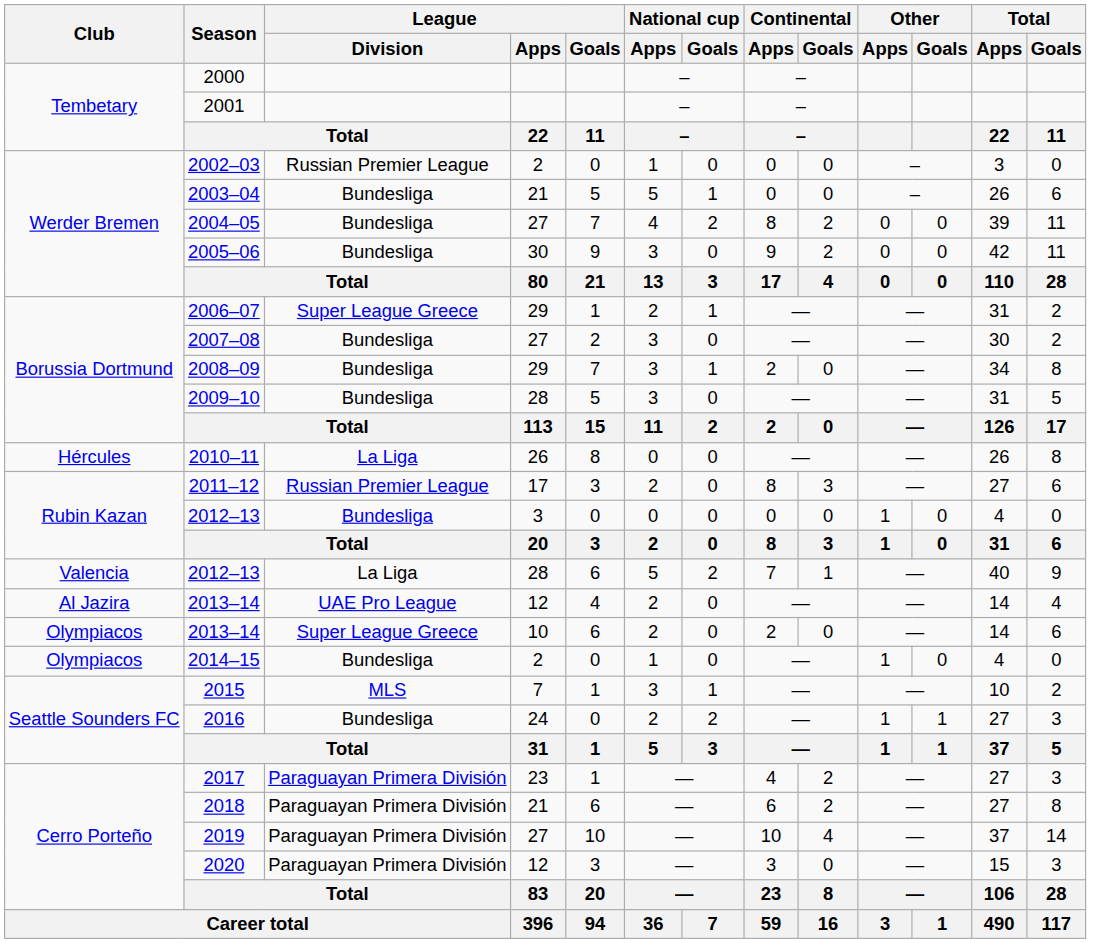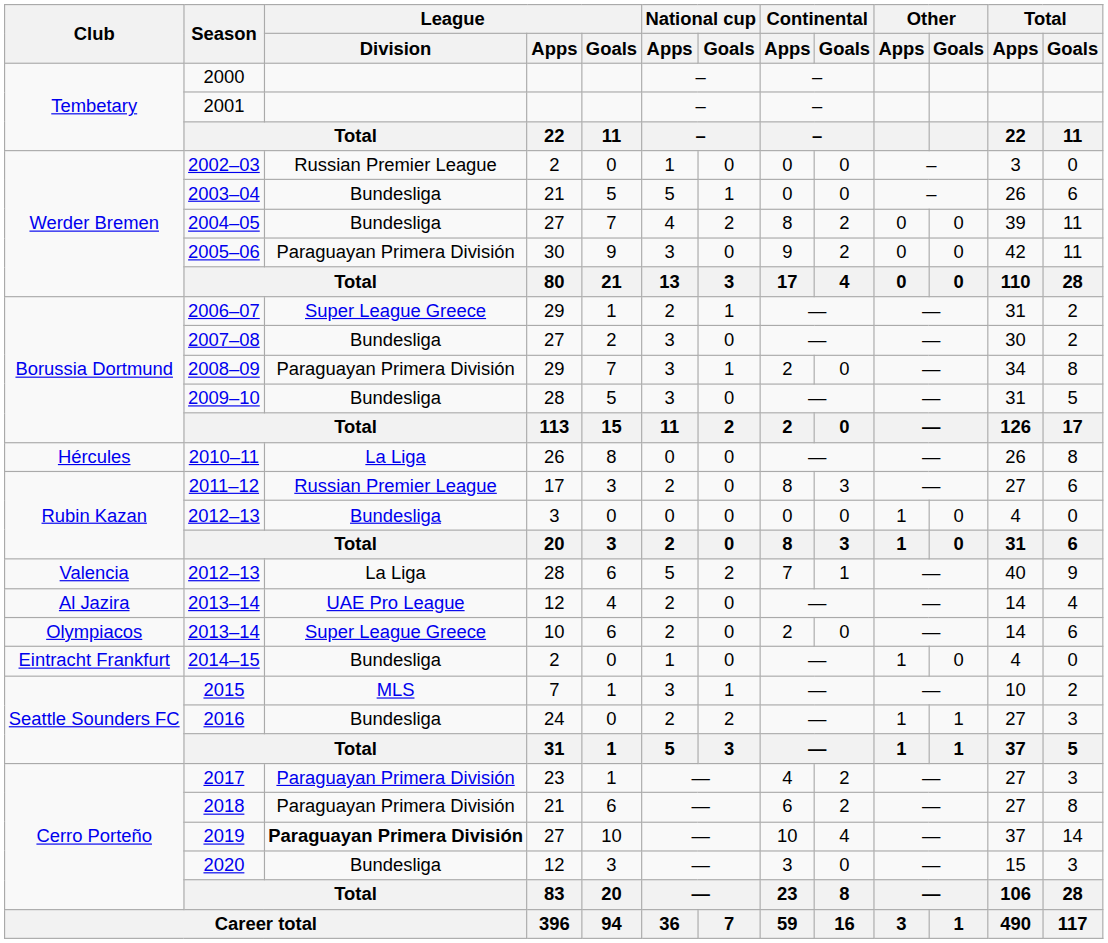(387, 252) Bundesliga -> (396, 252) Paraguayan Primera División
(387, 369) Bundesliga -> (396, 369) Paraguayan Primera División
(94, 661) Olympiacos -> (94, 661) Eintracht Frankfurt
(387, 836) normal -> (396, 836) bold
(387, 865) Paraguayan Primera División -> (396, 865) Bundesliga
